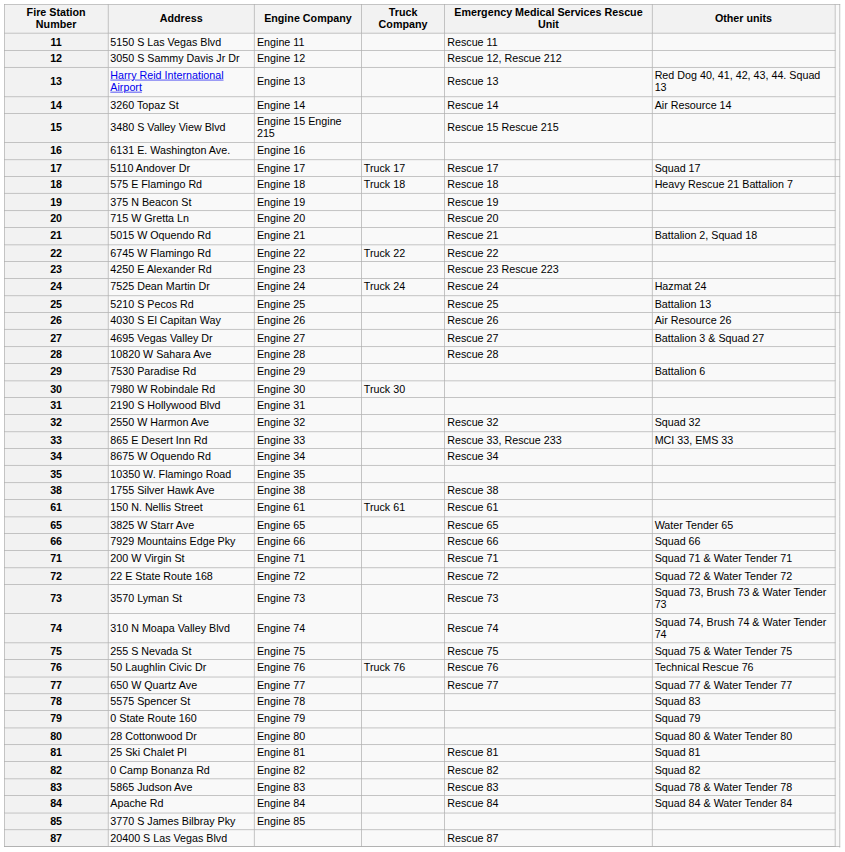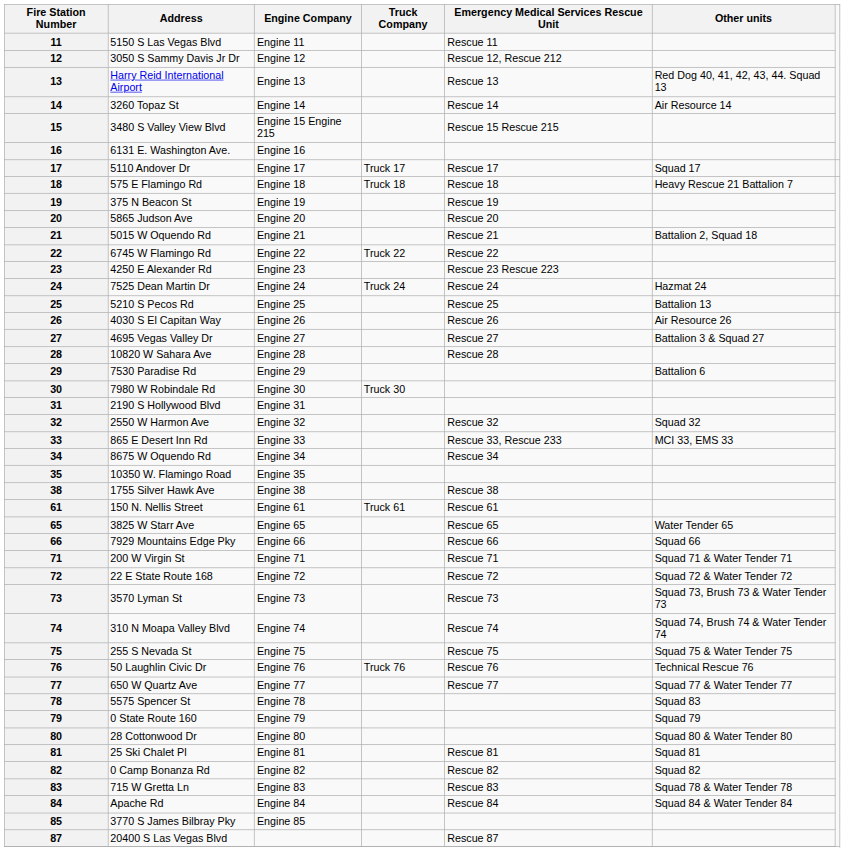(150, 219) 715 W Gretta Ln -> (151, 219) 5865 Judson Ave
(151, 787) 5865 Judson Ave -> (150, 787) 715 W Gretta Ln
